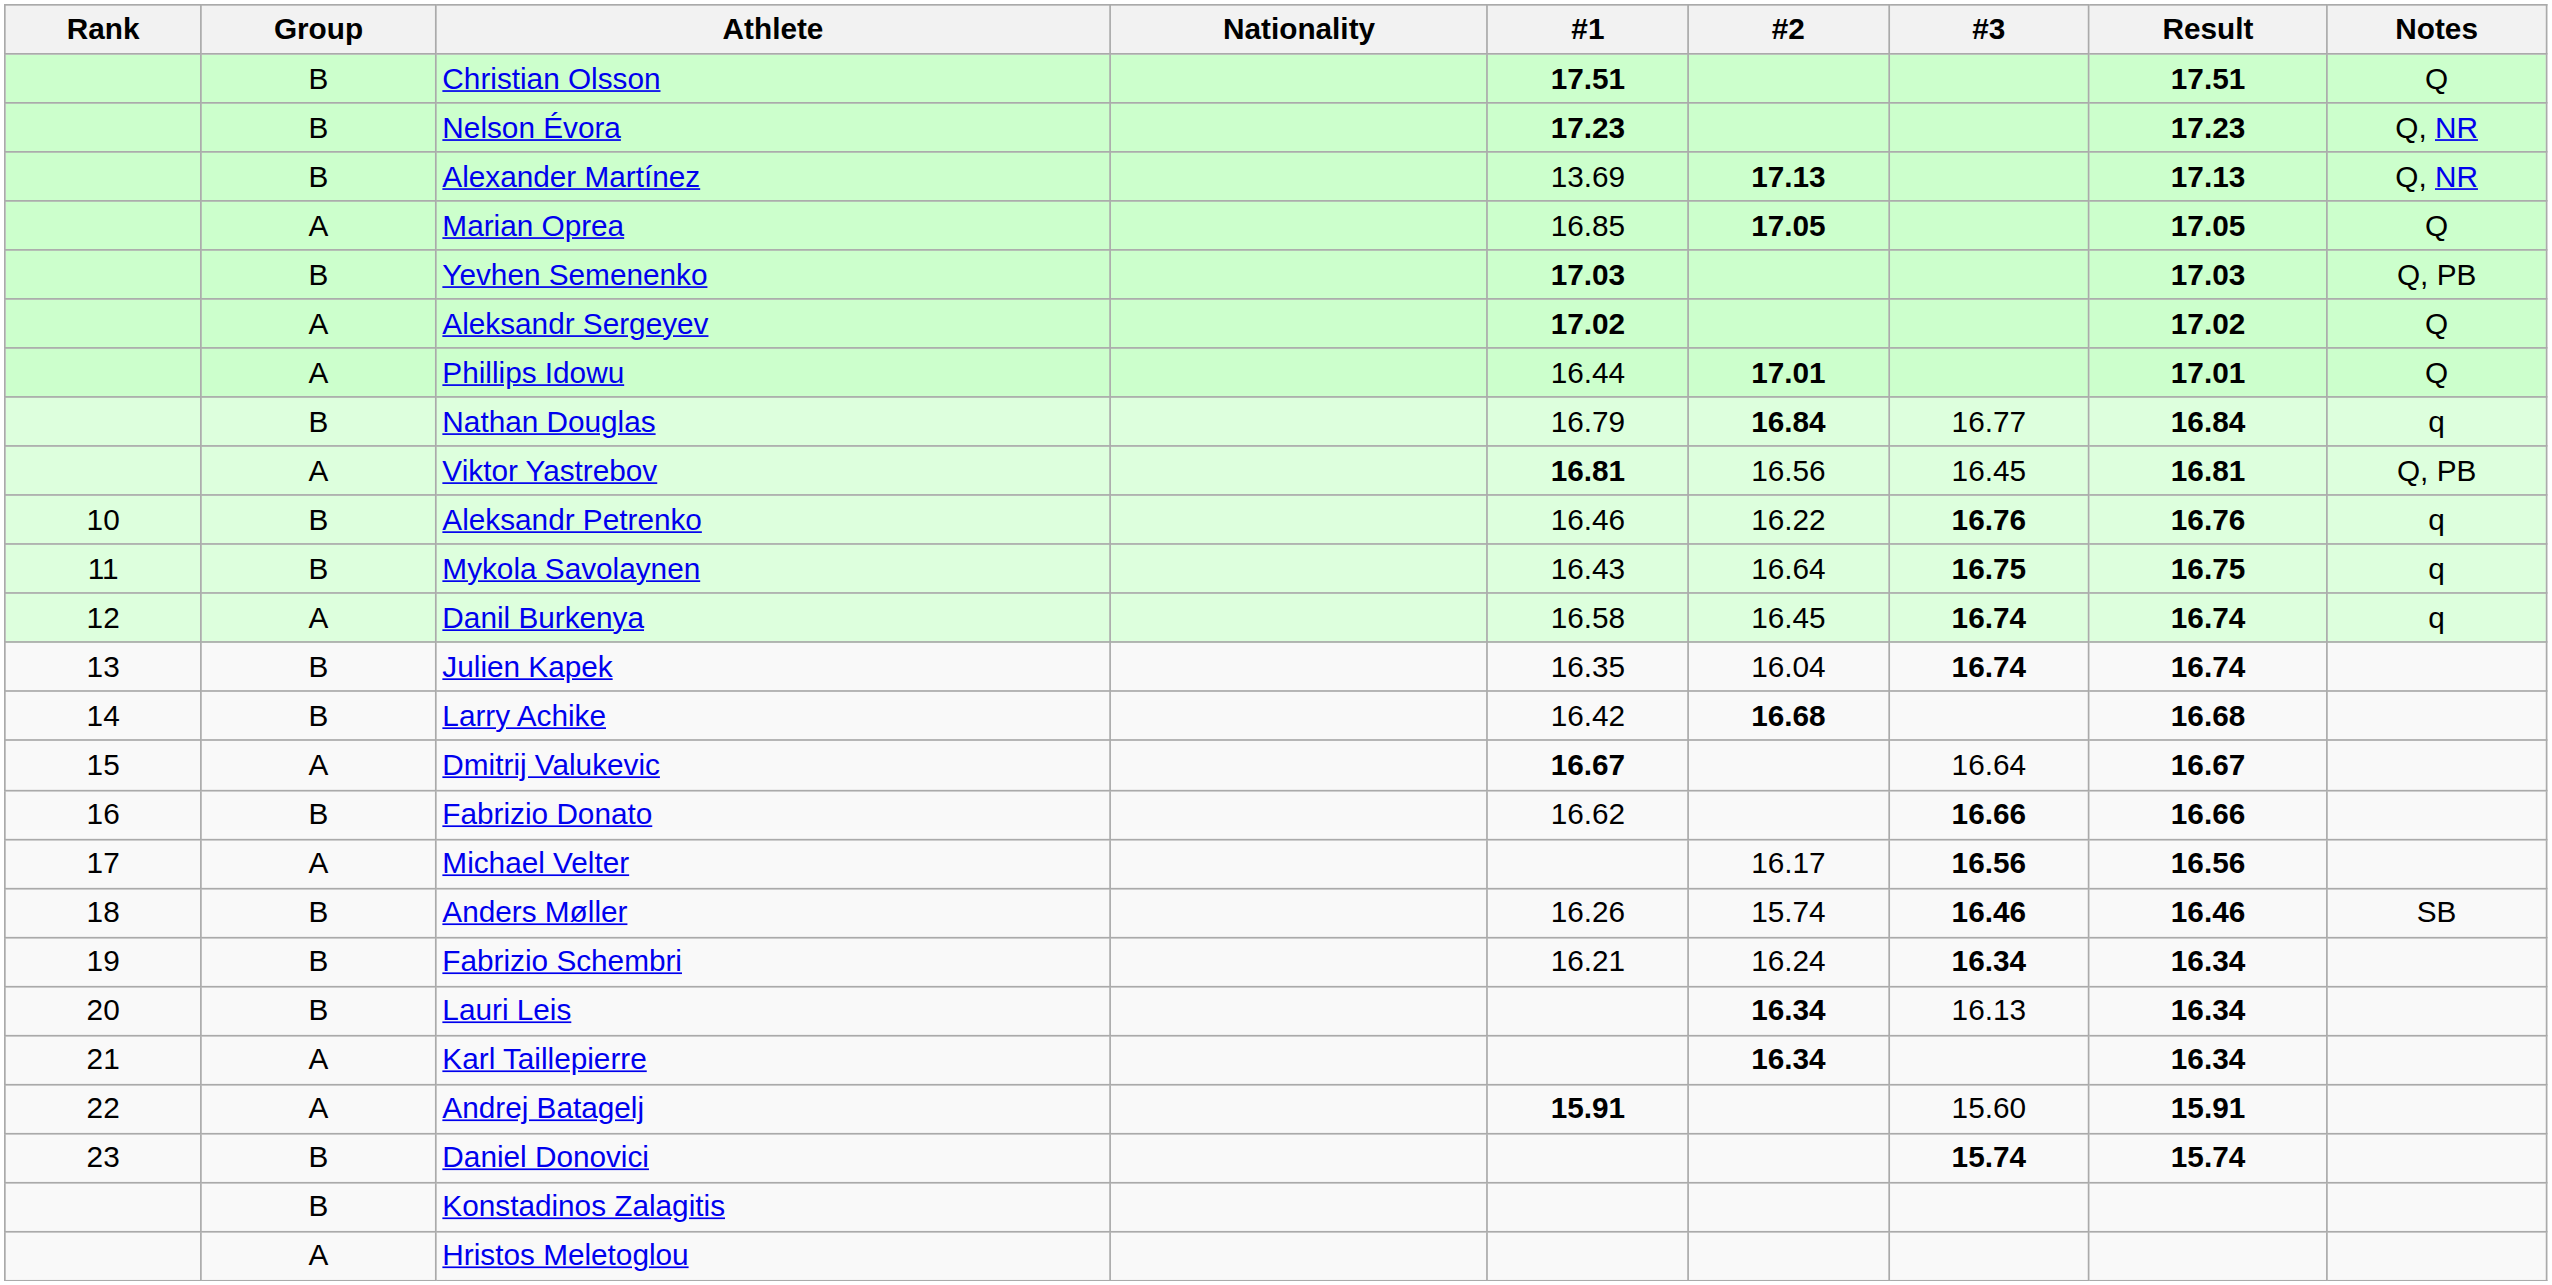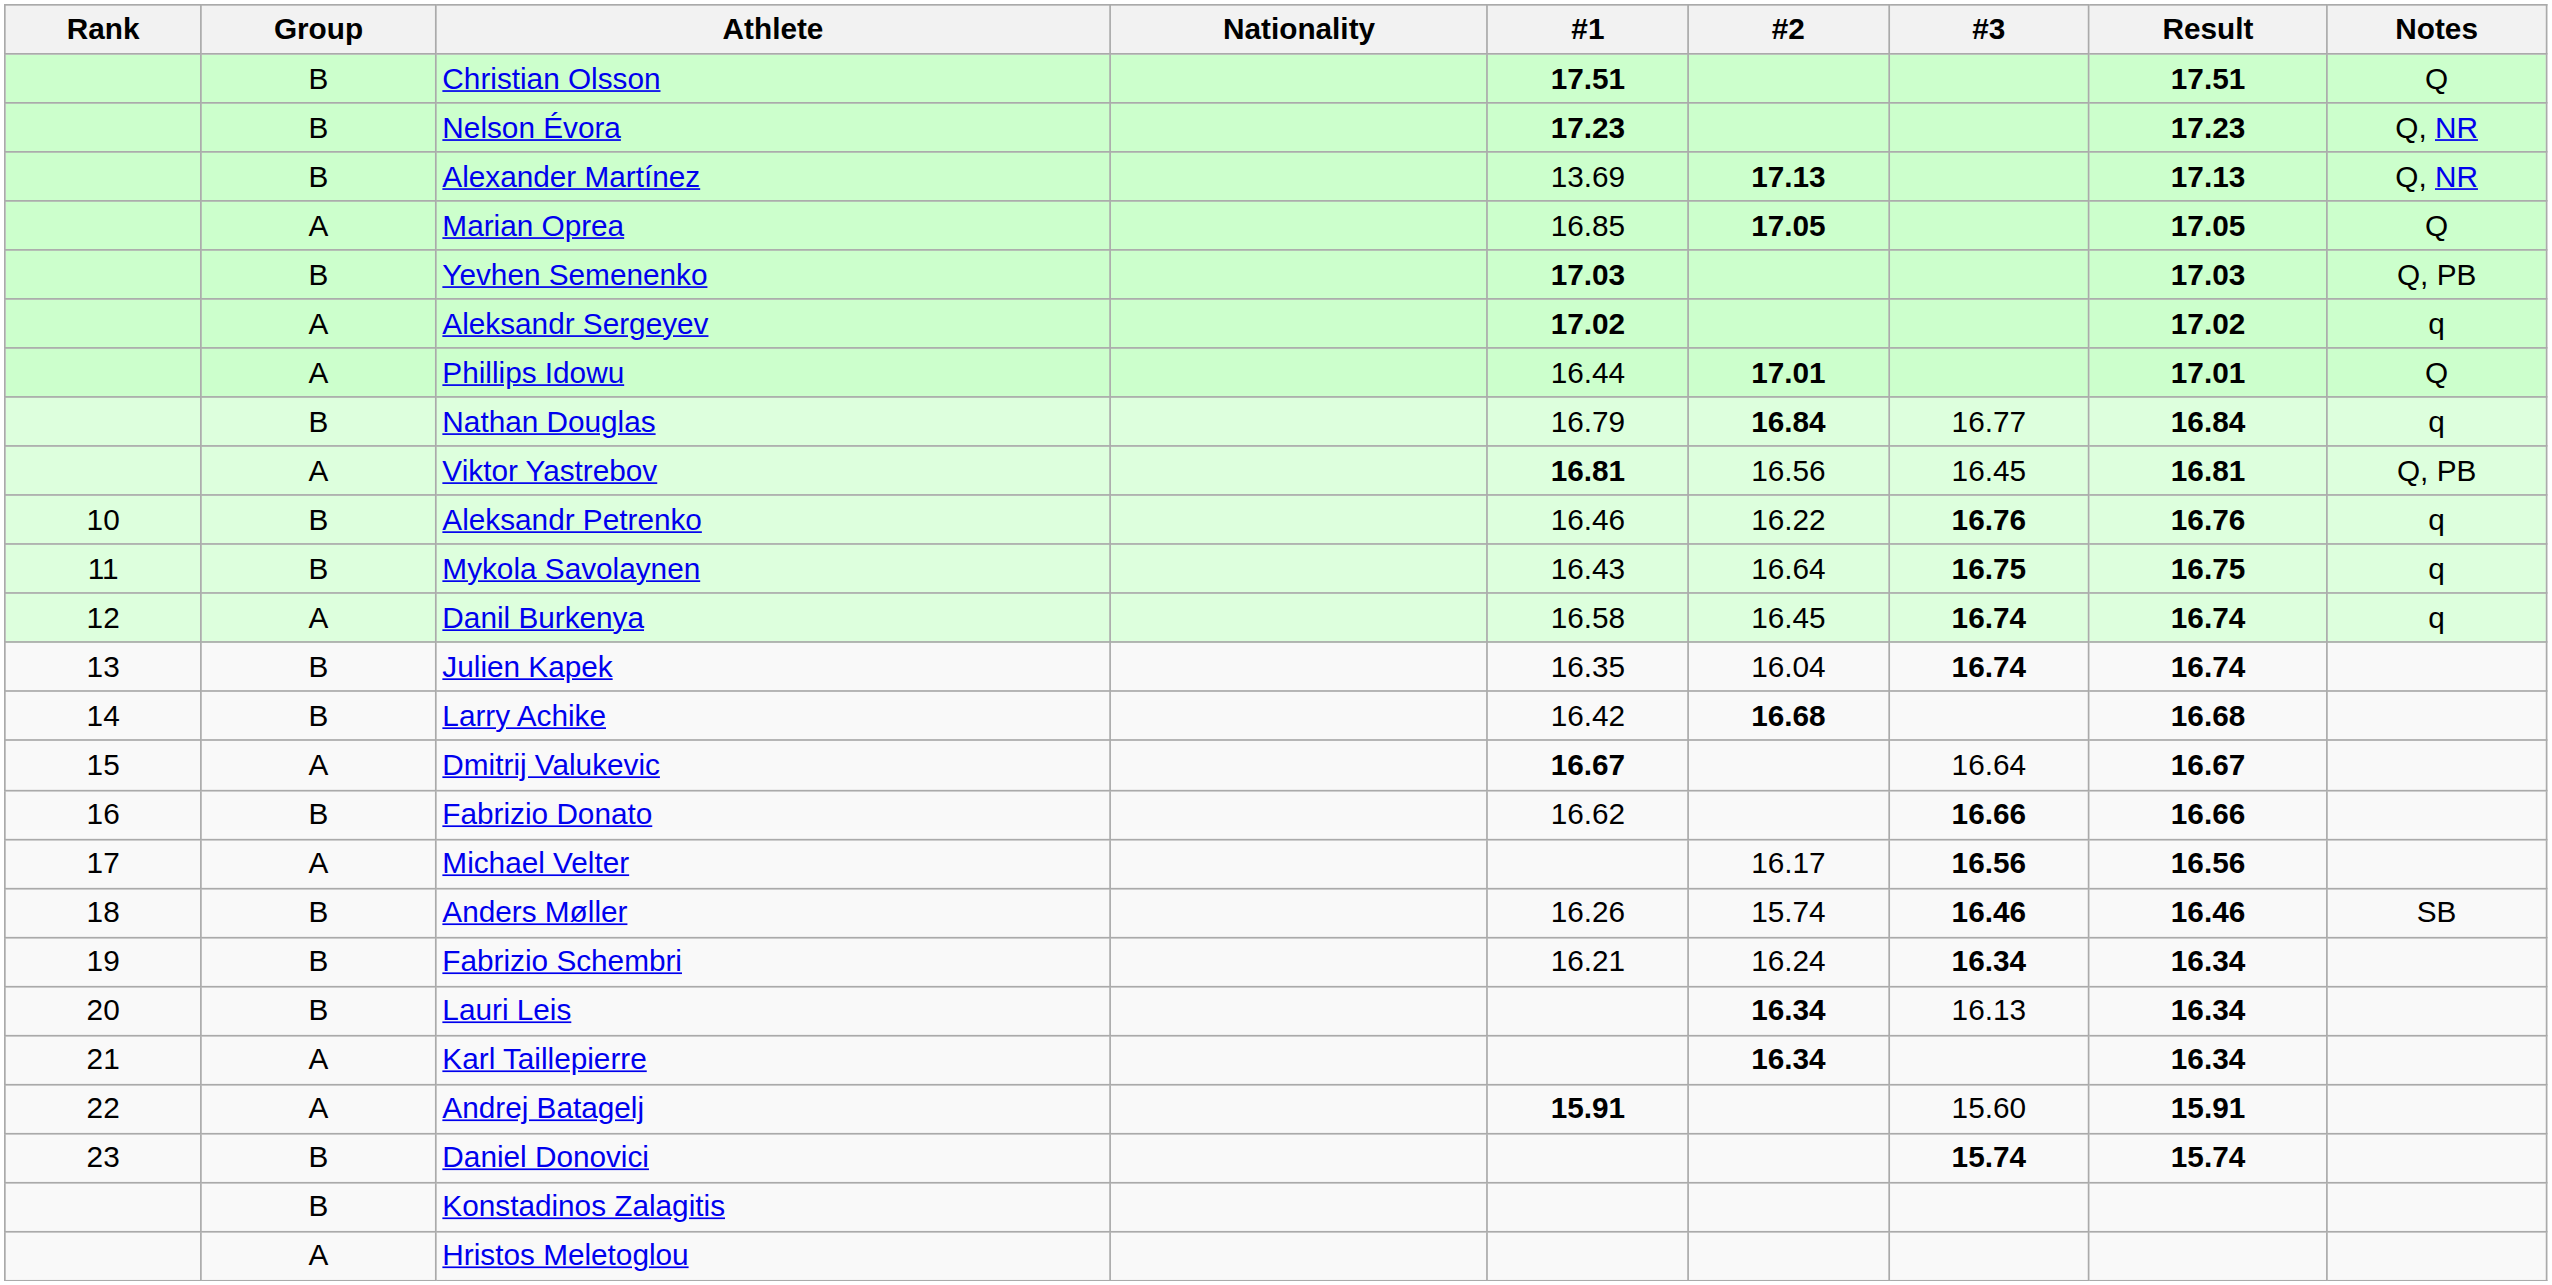(2437, 323) Q -> (2437, 323) q
